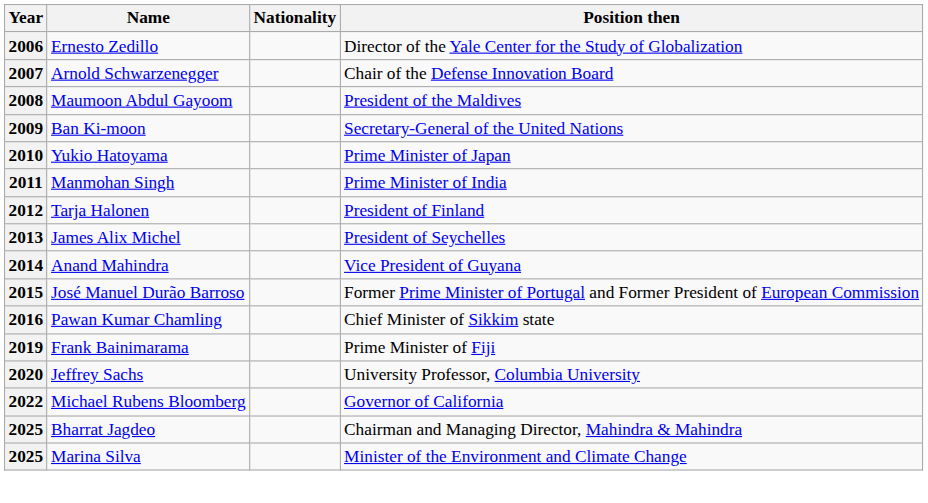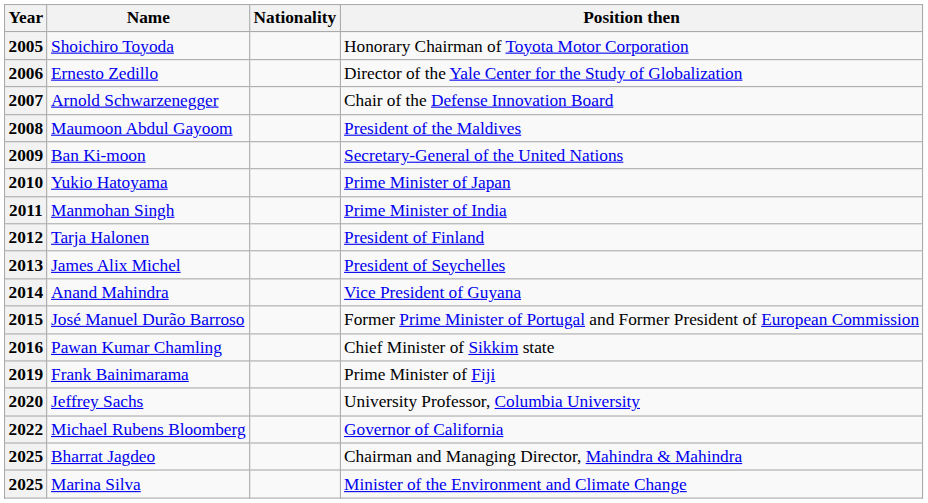+ row: (26, 45)
